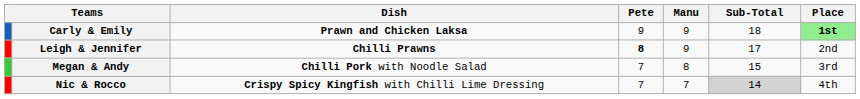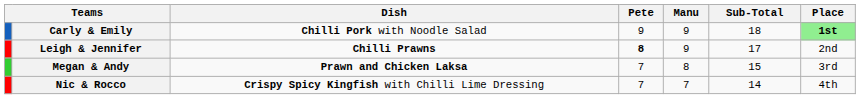(394, 31) Prawn and Chicken Laksa -> (394, 31) Chilli Pork with Noodle Salad
(394, 67) Chilli Pork with Noodle Salad -> (394, 67) Prawn and Chicken Laksa
(755, 85) lightgrey background -> (755, 85) no background
